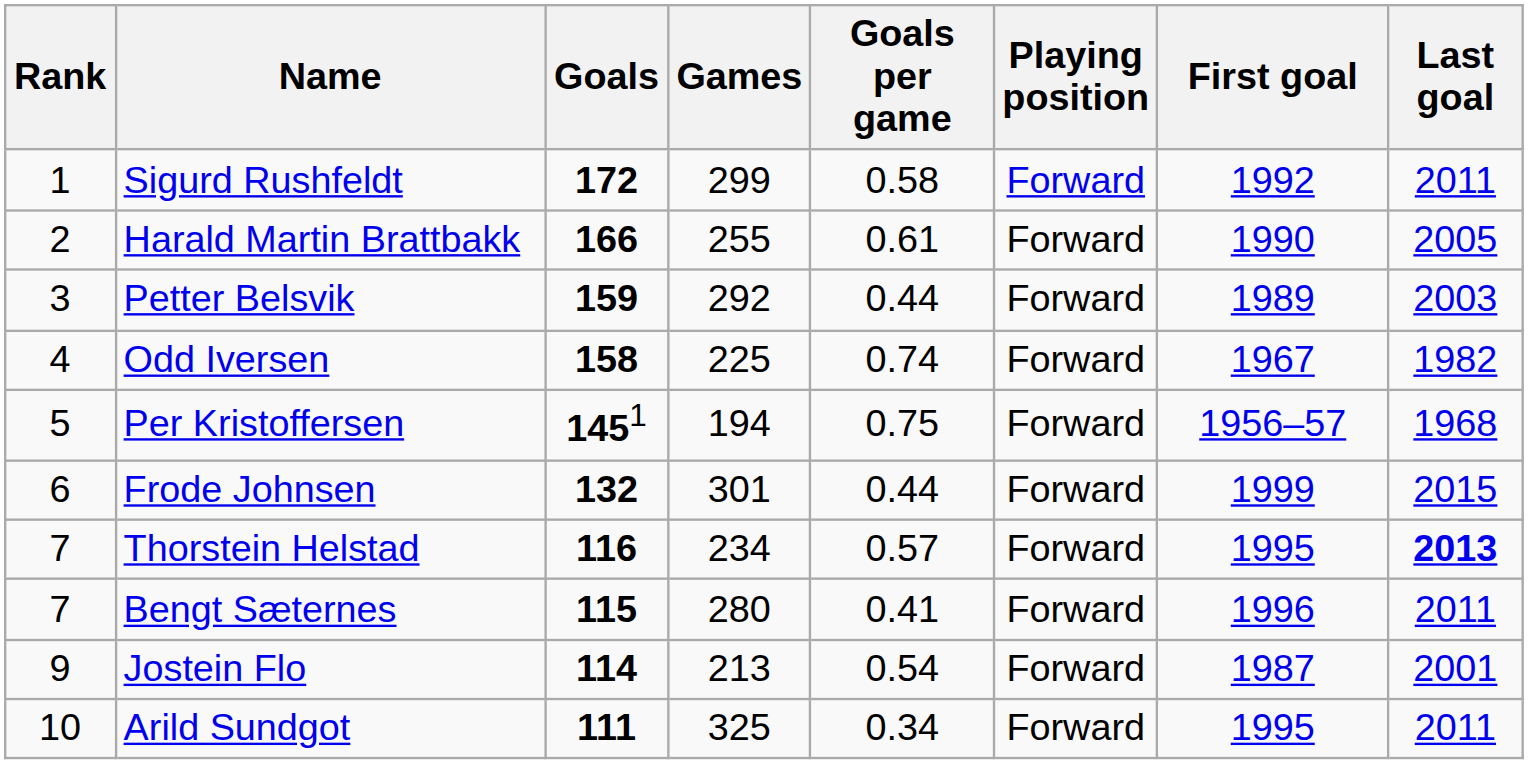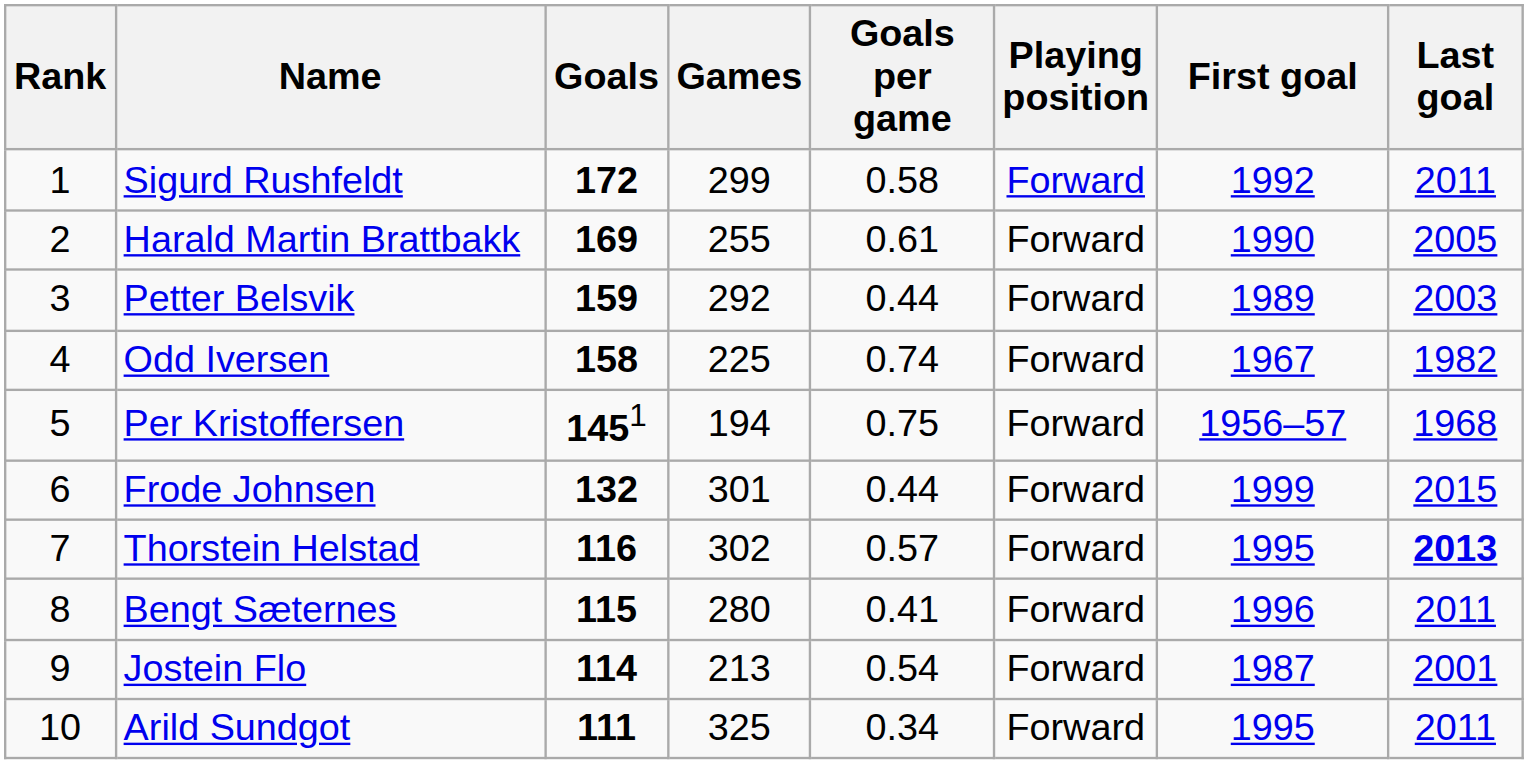(606, 239) 166 -> (606, 239) 169
(739, 548) 234 -> (739, 548) 302
(60, 608) 7 -> (60, 608) 8
